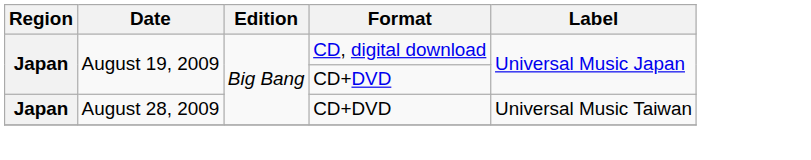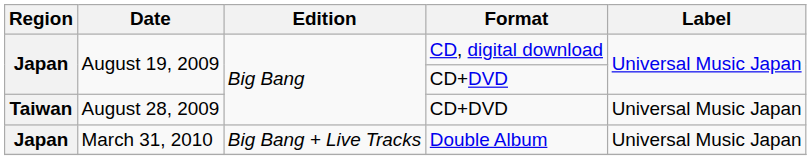(41, 109) Japan -> (41, 109) Taiwan
(594, 109) Universal Music Taiwan -> (707, 109) Universal Music Japan
+ row: (147, 139)
